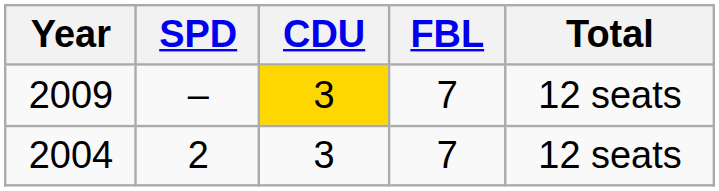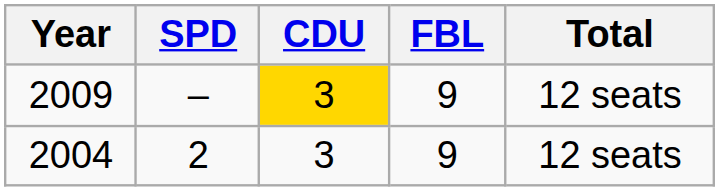(447, 94) 7 -> (447, 94) 9
(447, 154) 7 -> (447, 154) 9
